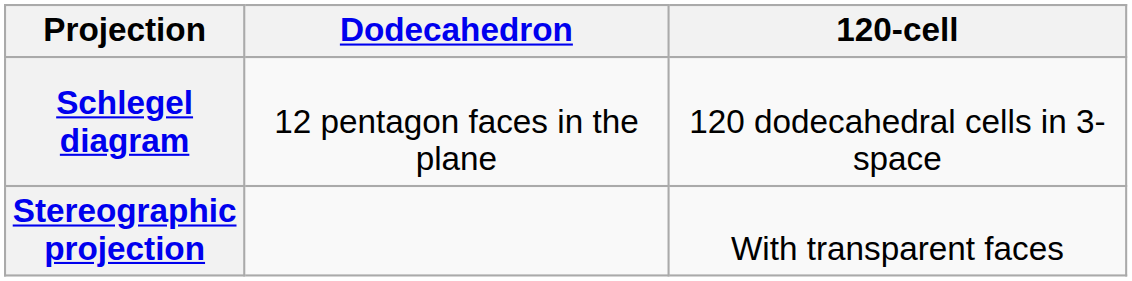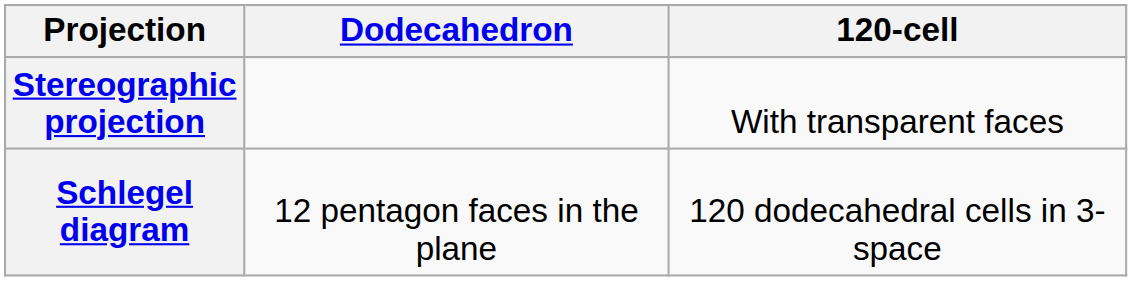rows swapped: (125, 121) <-> (125, 230)
